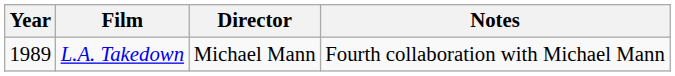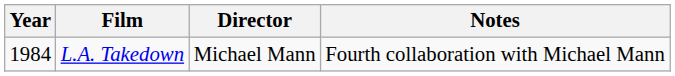(30, 53) 1989 -> (30, 53) 1984
